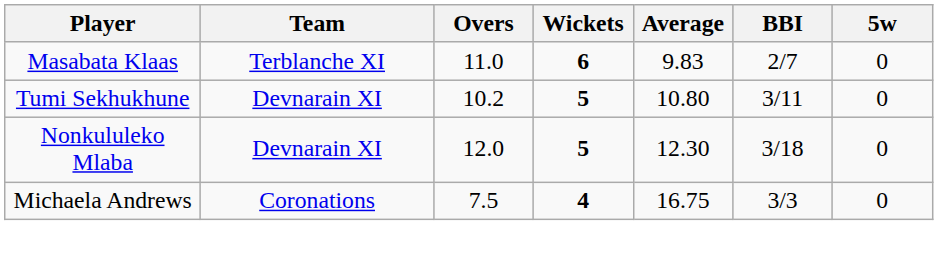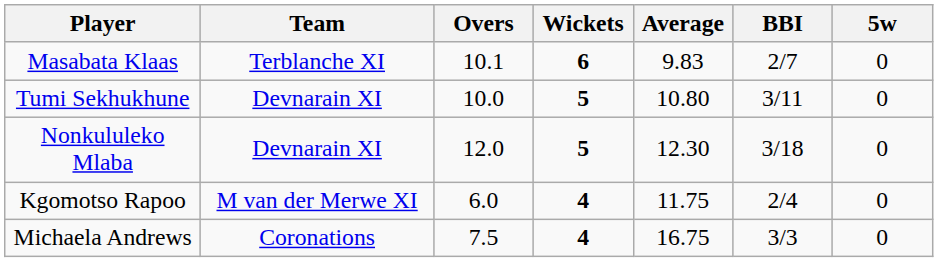(483, 60) 11.0 -> (483, 60) 10.1
(483, 98) 10.2 -> (483, 98) 10.0
+ row: (103, 200)
